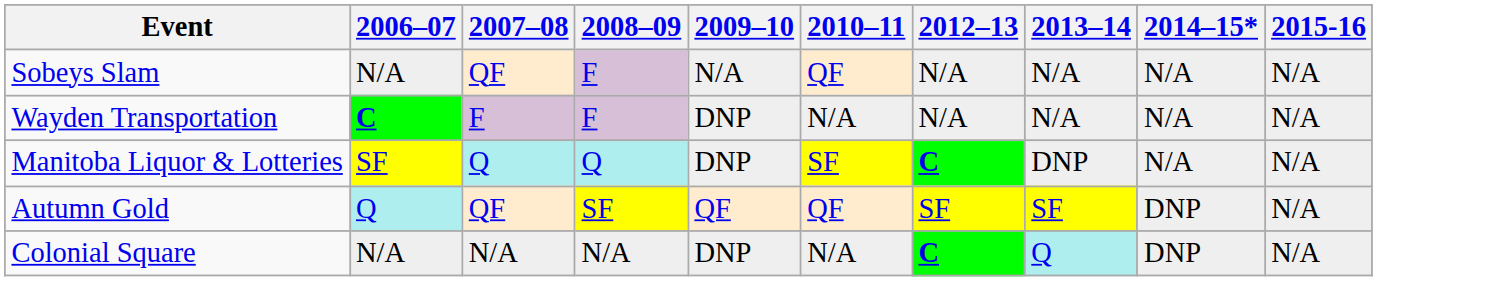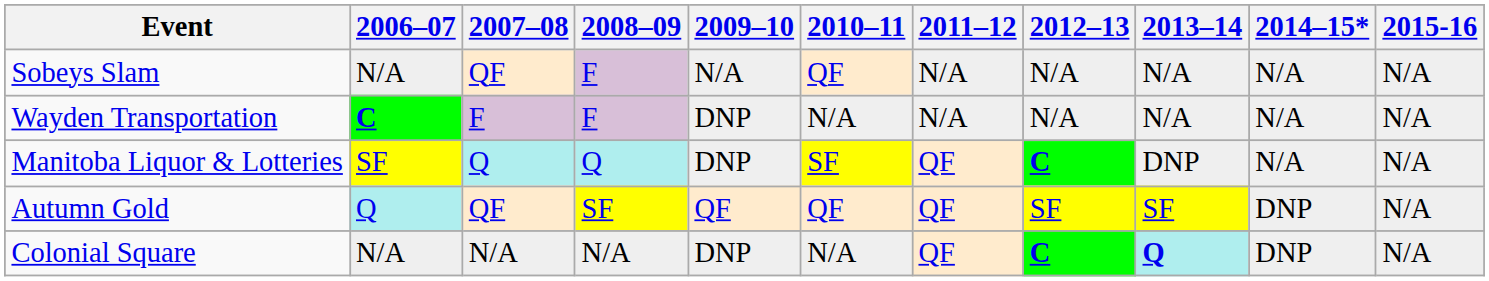+ column: (968, 27)
(1042, 252) normal -> (1154, 252) bold
